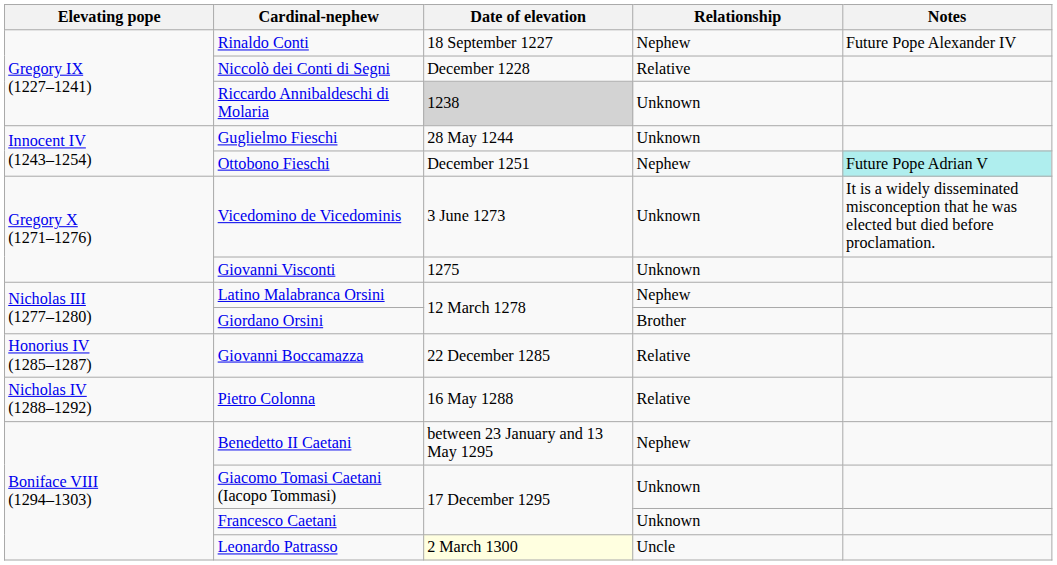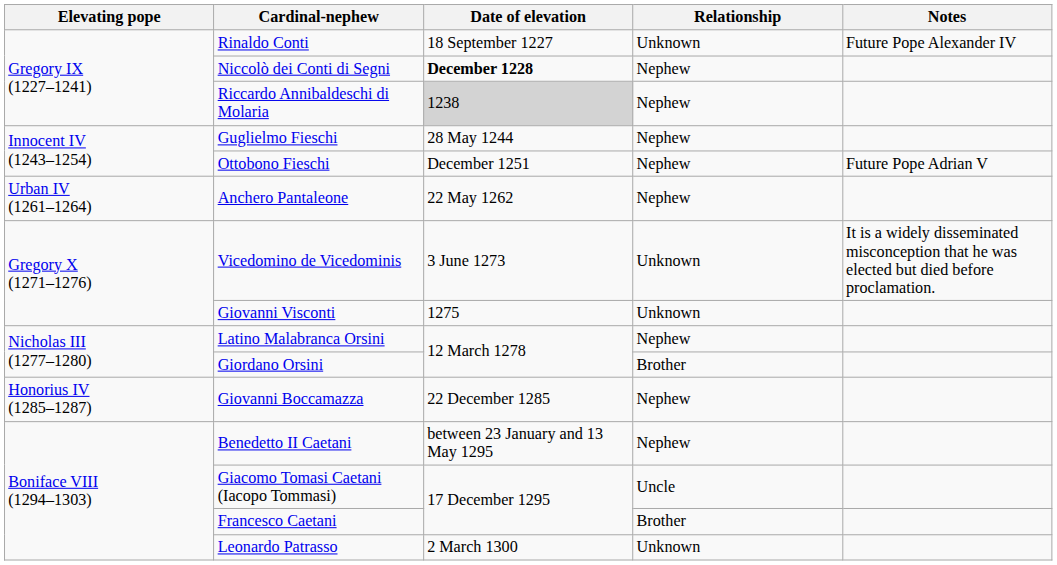(663, 42) Nephew -> (668, 42) Unknown
(479, 68) normal -> (480, 68) bold
(663, 68) Relative -> (663, 68) Nephew
(668, 103) Unknown -> (663, 103) Nephew
(668, 138) Unknown -> (663, 138) Nephew
(917, 163) paleturquoise background -> (917, 163) no background
+ row: (283, 198)
(663, 355) Relative -> (663, 399) Nephew
- row: (266, 399)
(668, 486) Unknown -> (656, 486) Uncle
(668, 521) Unknown -> (661, 521) Brother
(472, 547) lightyellow background -> (472, 547) no background
(656, 547) Uncle -> (668, 547) Unknown
